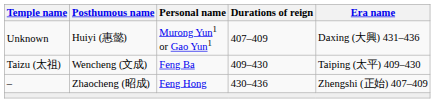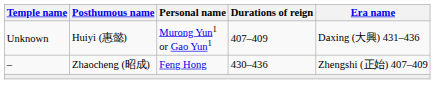- row: (34, 64)
